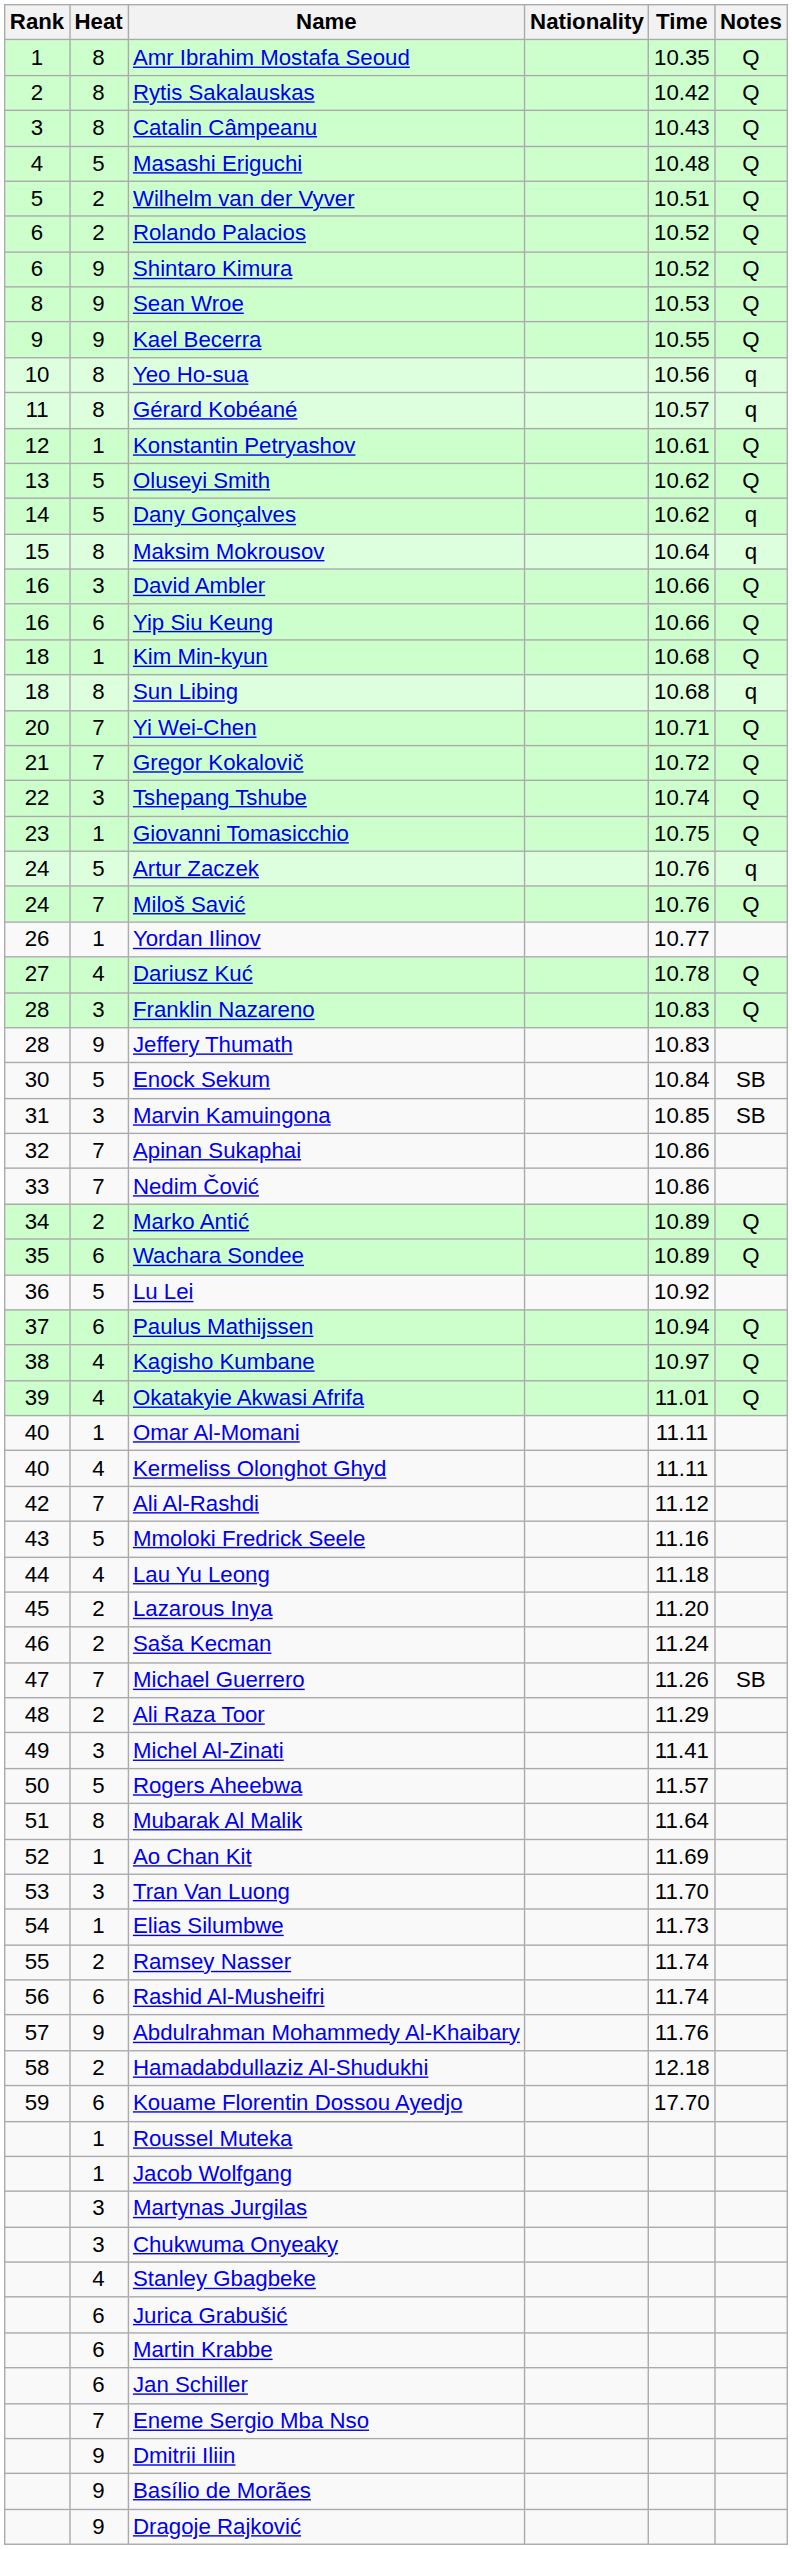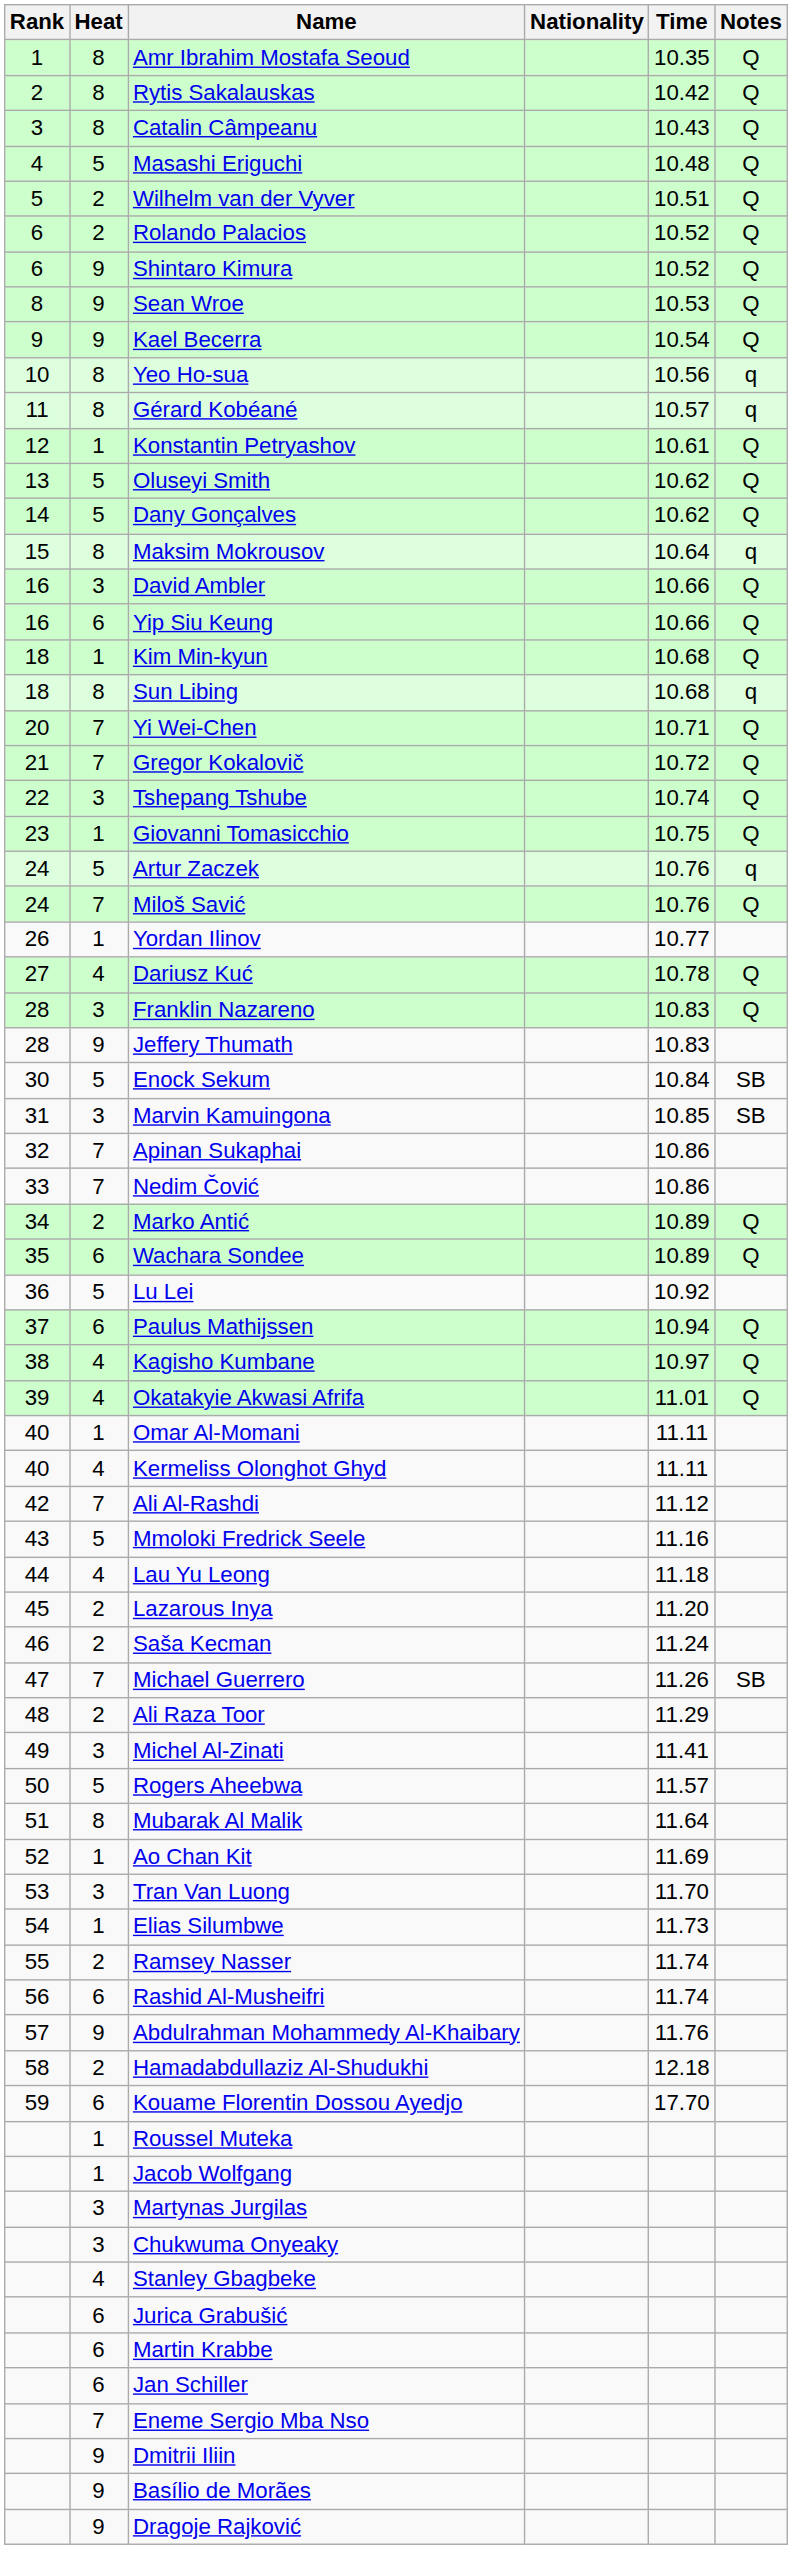(682, 339) 10.55 -> (682, 339) 10.54
(751, 515) q -> (751, 515) Q
